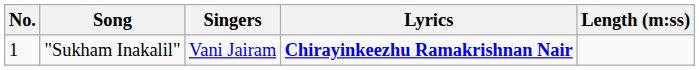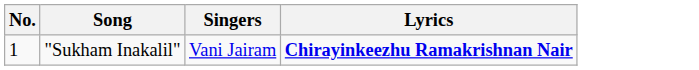- column: (636, 19)
